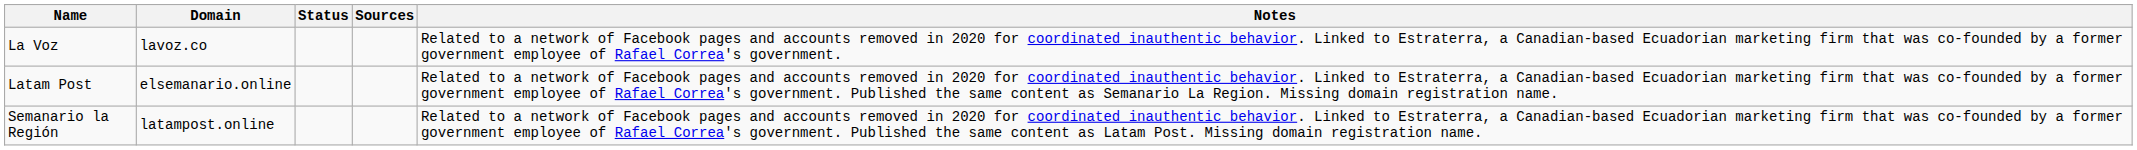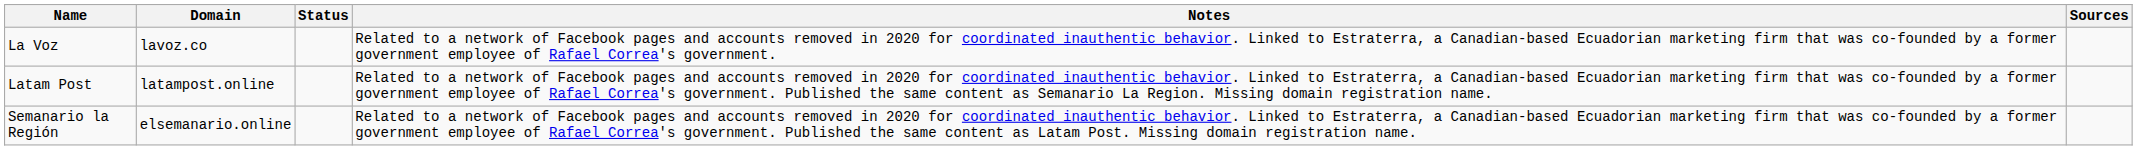columns swapped: (1275, 16) <-> (385, 16)
(216, 86) elsemanario.online -> (207, 86) latampost.online
(207, 125) latampost.online -> (216, 125) elsemanario.online
